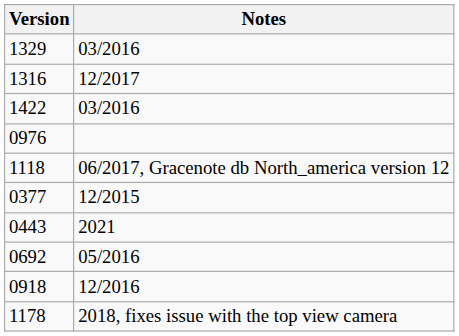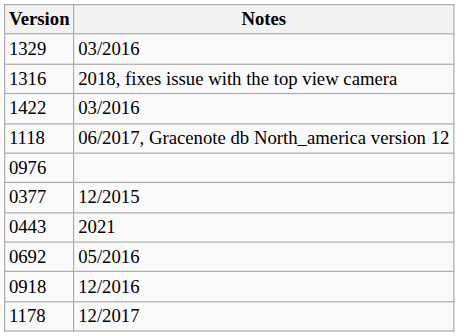(109, 78) 12/2017 -> (238, 78) 2018, fixes issue with the top view camera
rows swapped: (27, 167) <-> (28, 138)
(238, 316) 2018, fixes issue with the top view camera -> (109, 316) 12/2017
